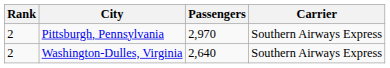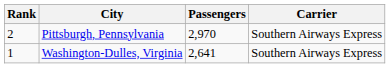(10, 53) 2 -> (10, 53) 1
(202, 53) 2,640 -> (202, 53) 2,641
